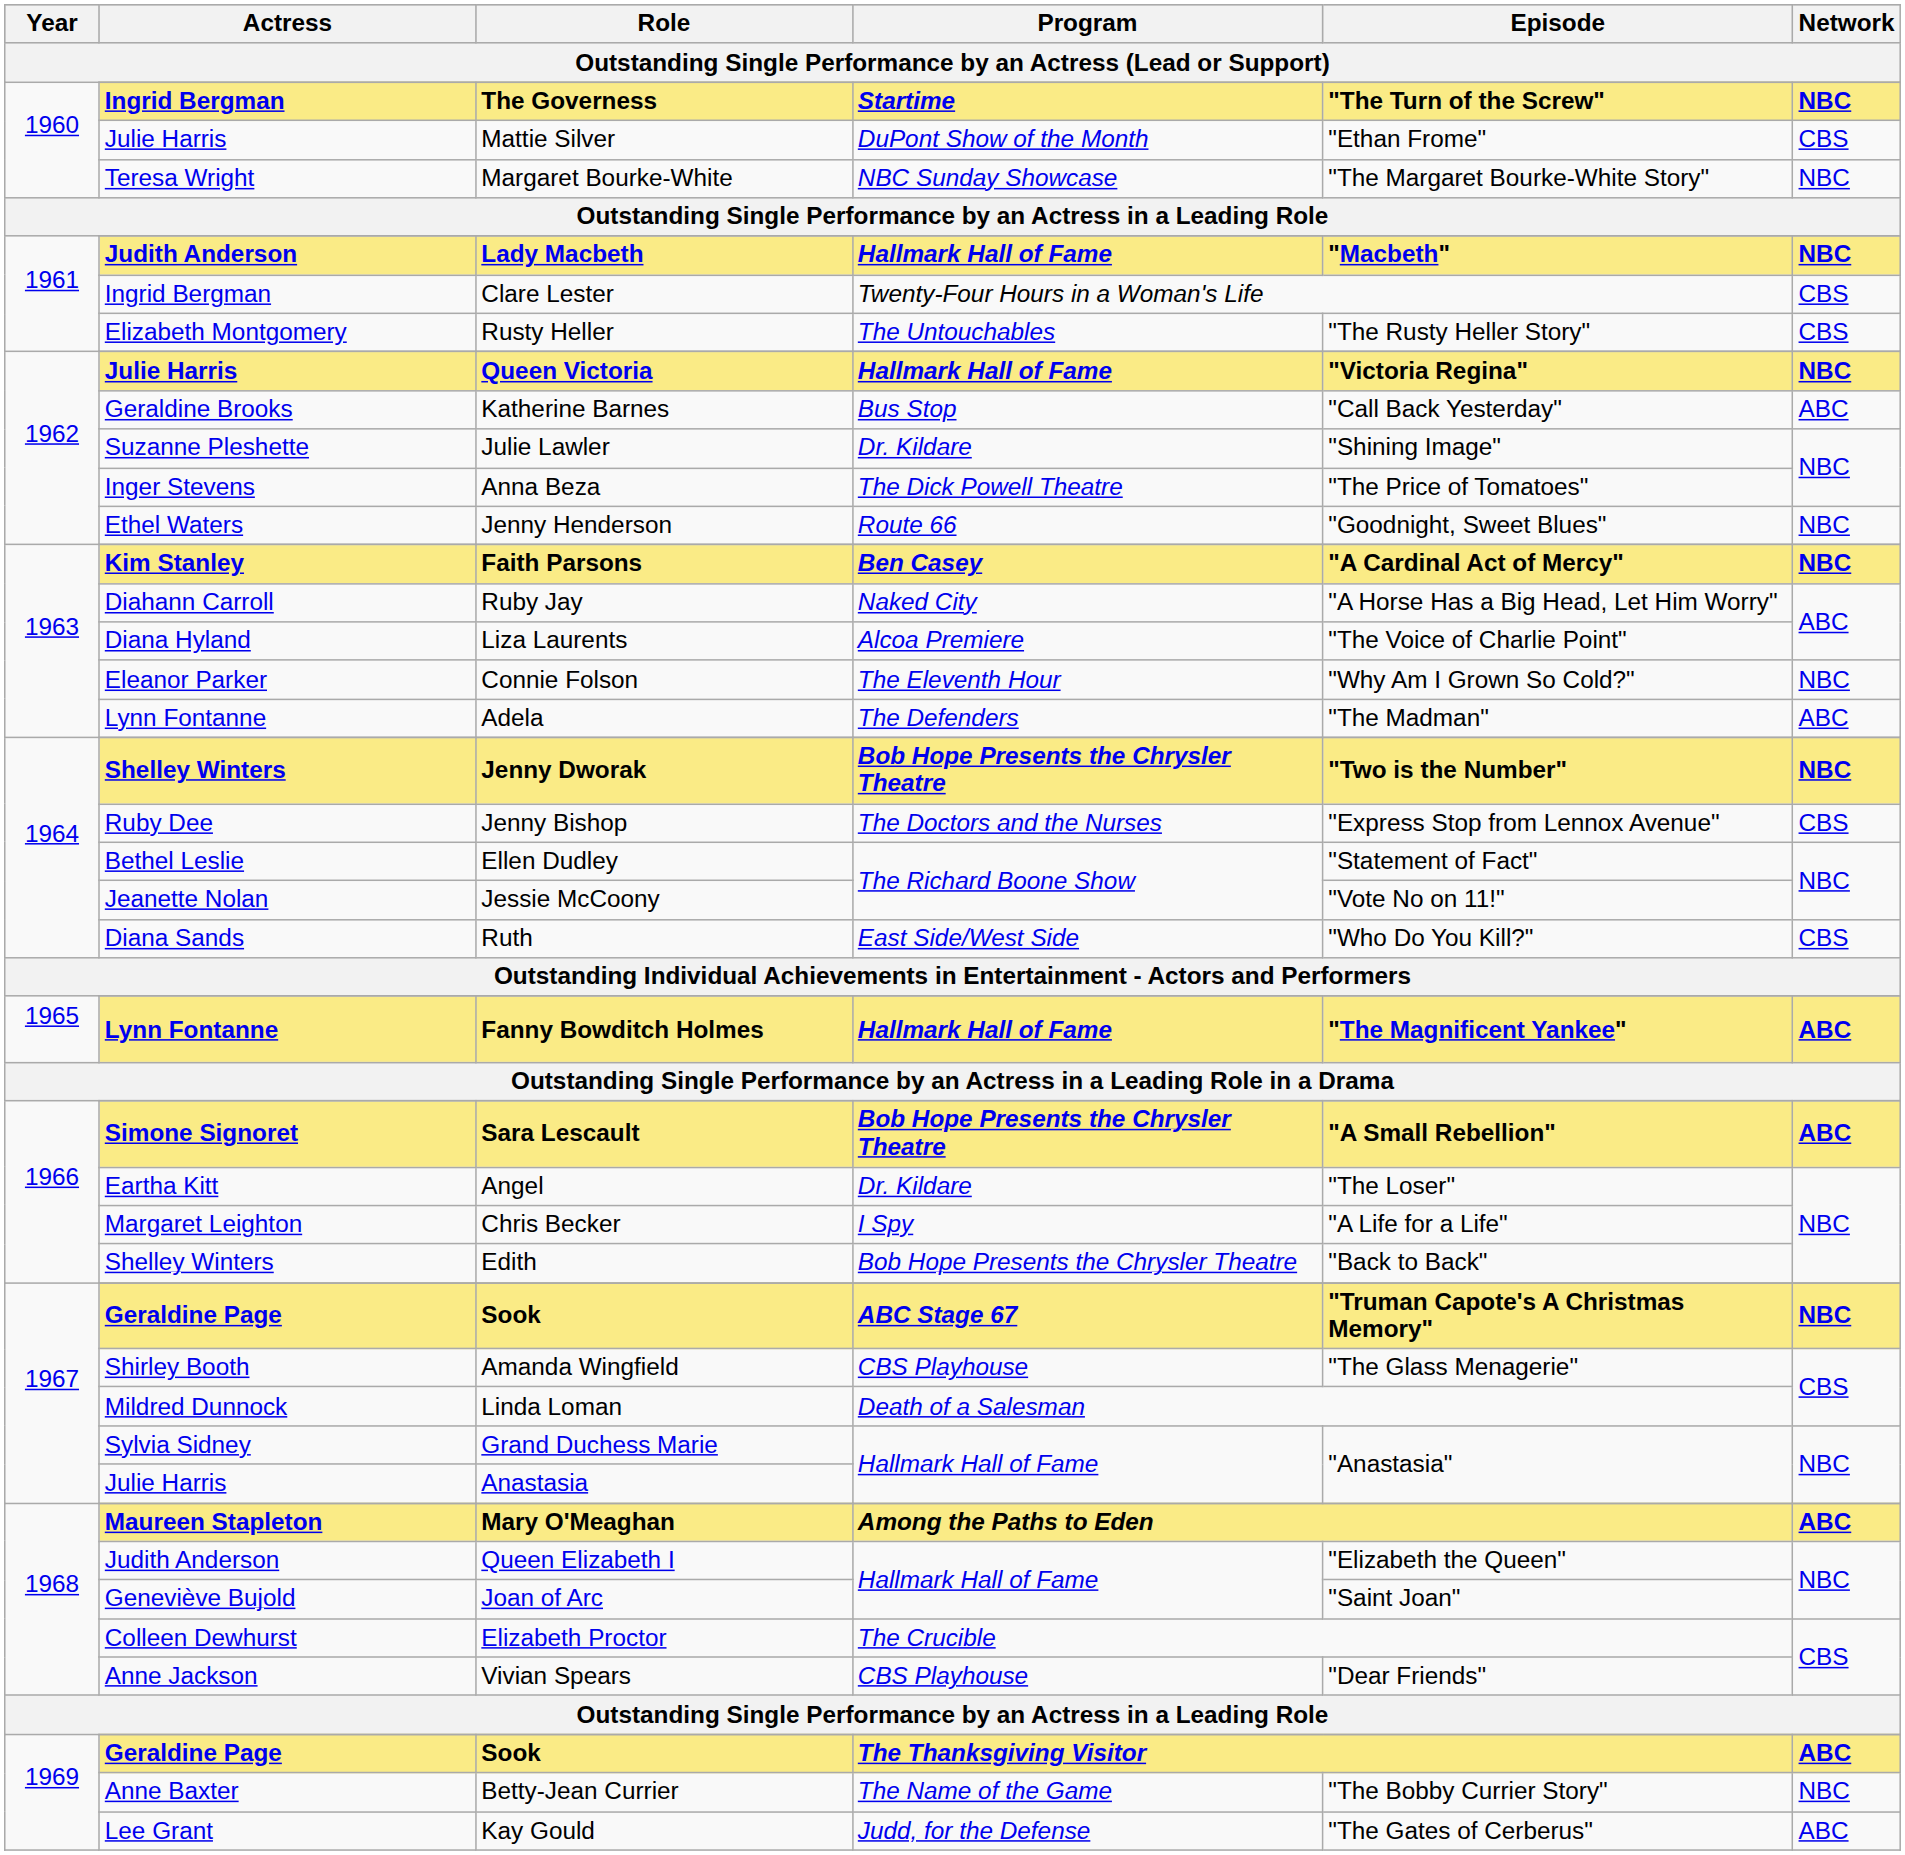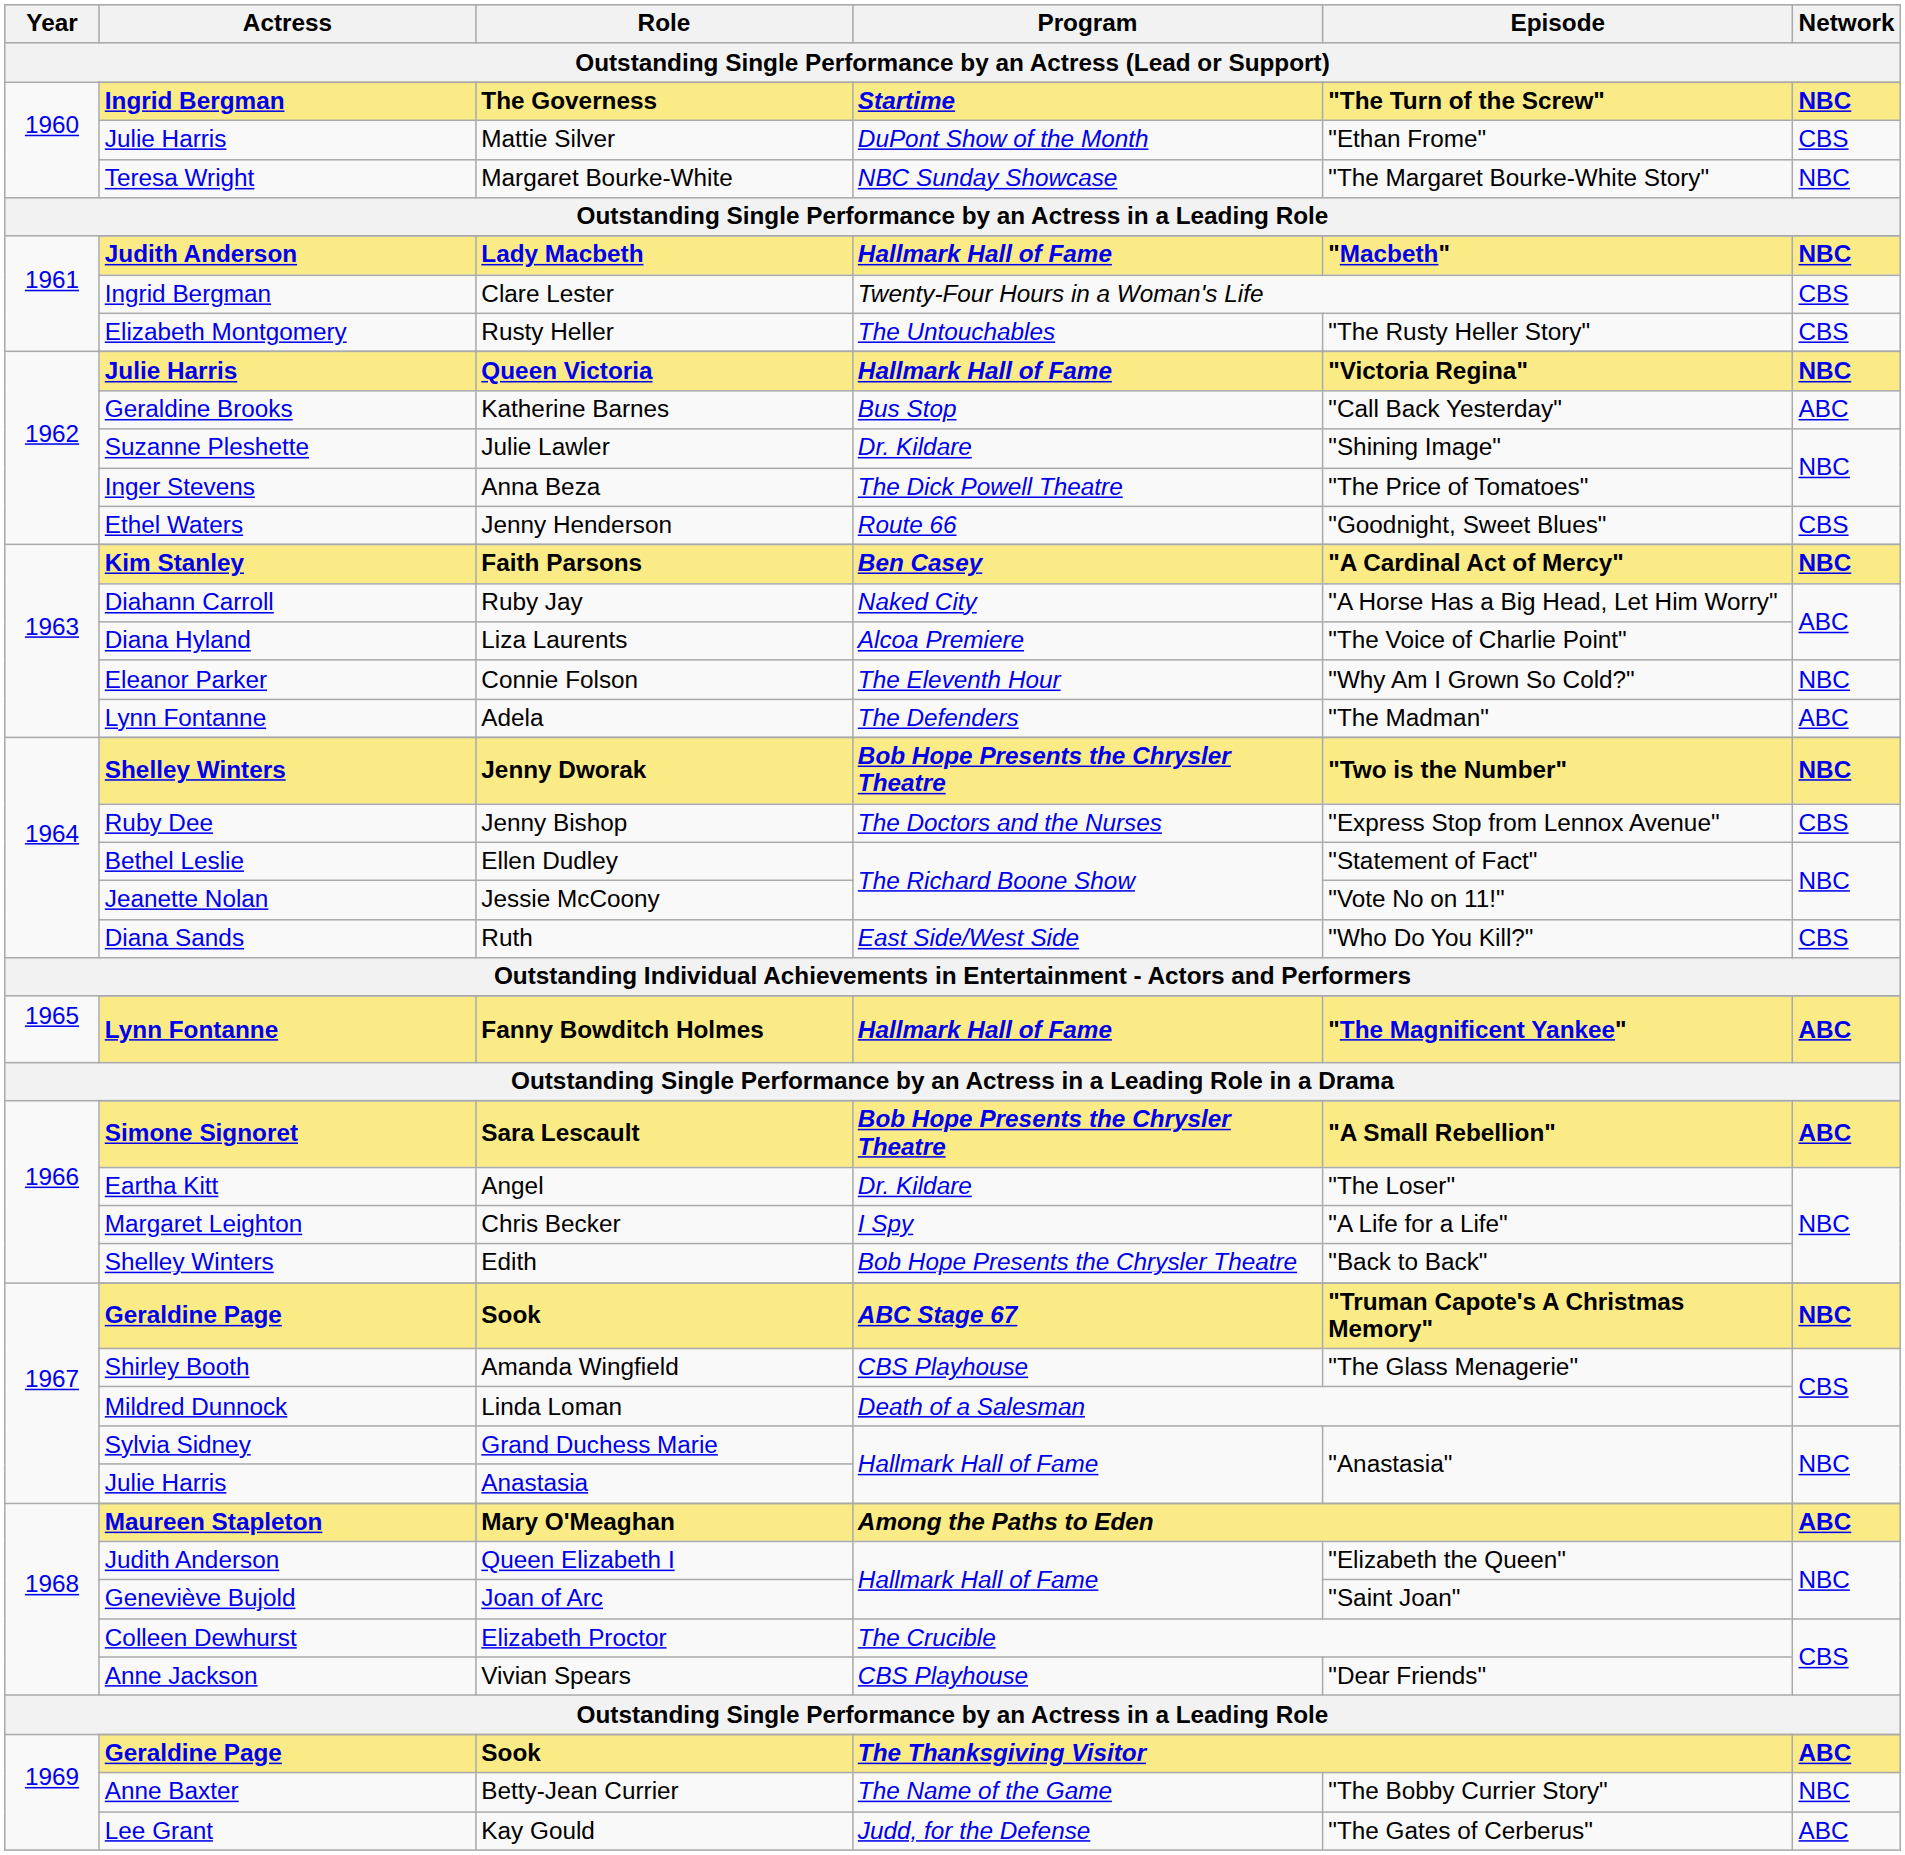(1824, 525) NBC -> (1824, 525) CBS
